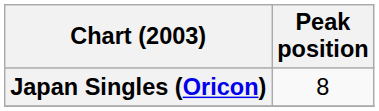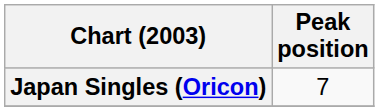(323, 86) 8 -> (323, 86) 7
